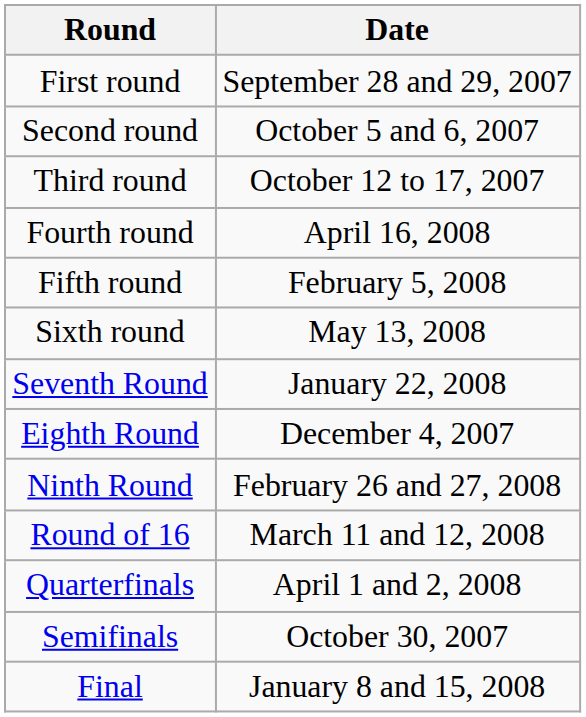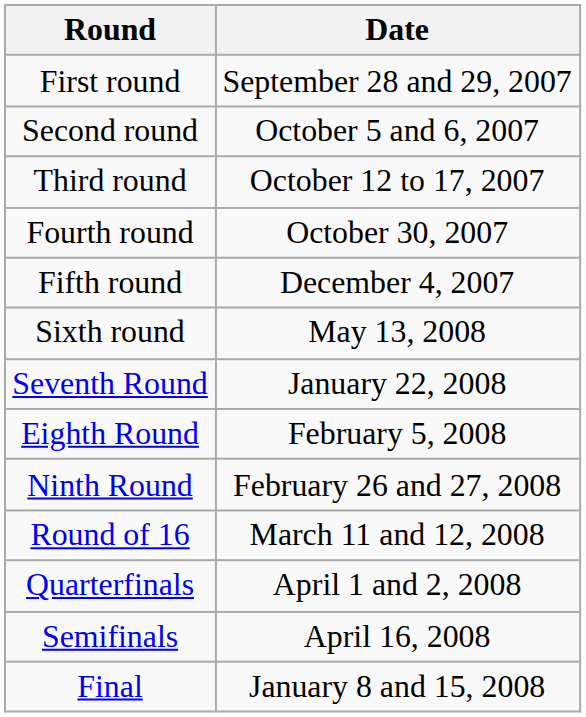(397, 231) April 16, 2008 -> (397, 231) October 30, 2007
(397, 282) February 5, 2008 -> (397, 282) December 4, 2007
(397, 433) December 4, 2007 -> (397, 433) February 5, 2008
(397, 635) October 30, 2007 -> (397, 635) April 16, 2008
